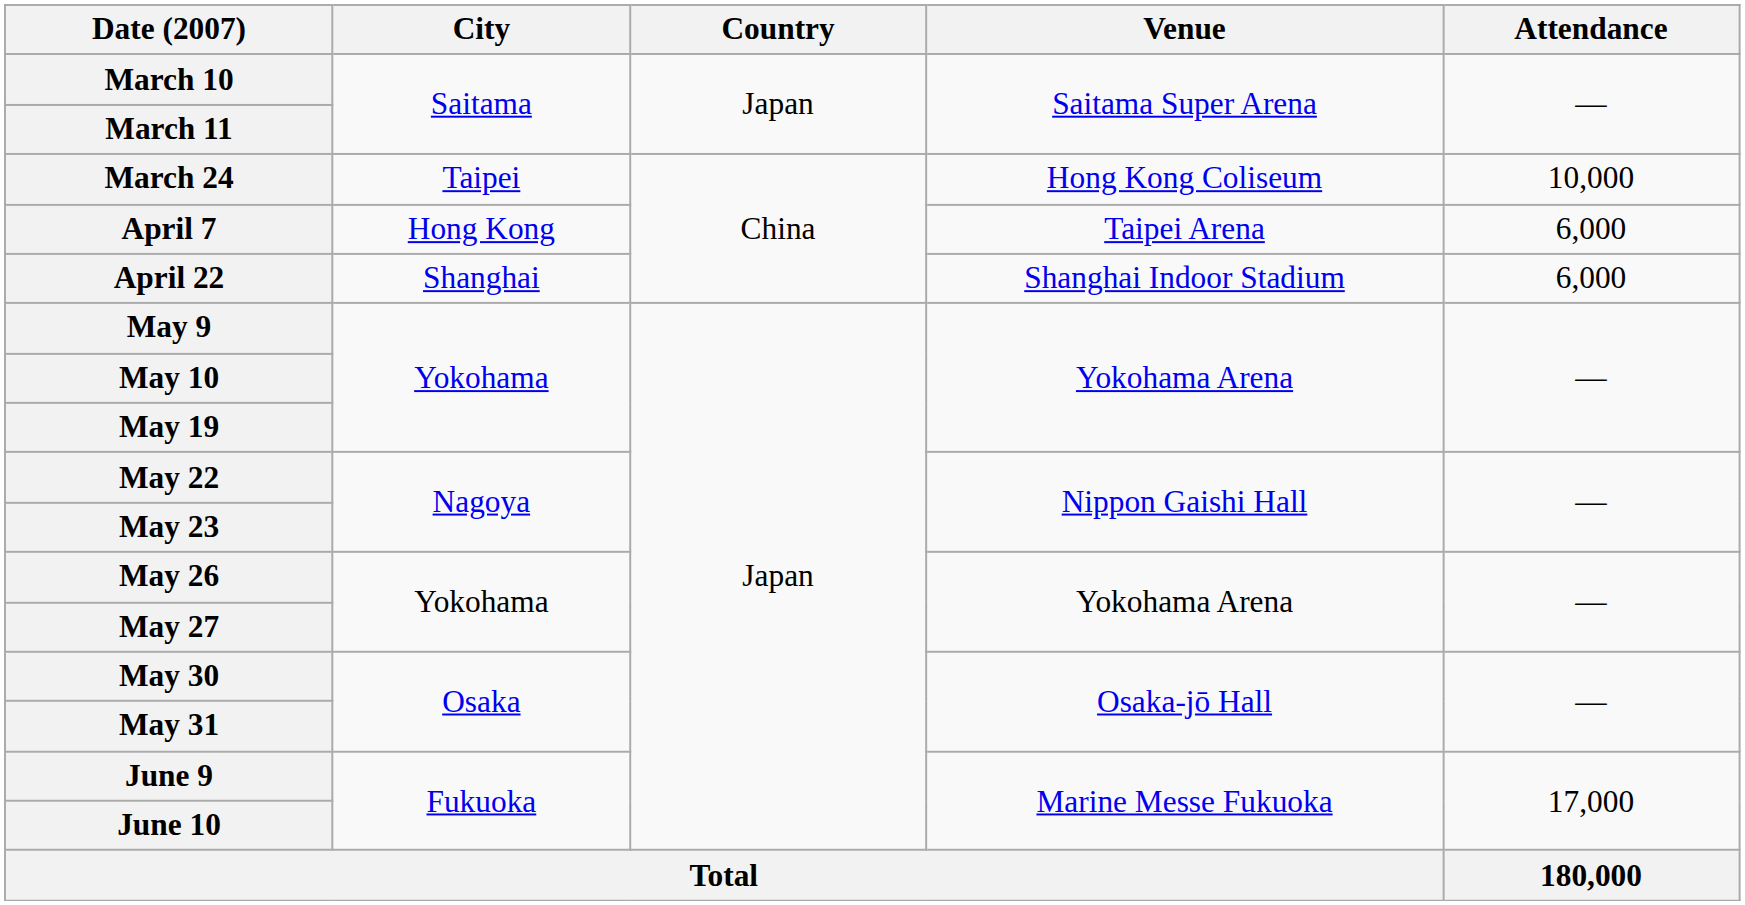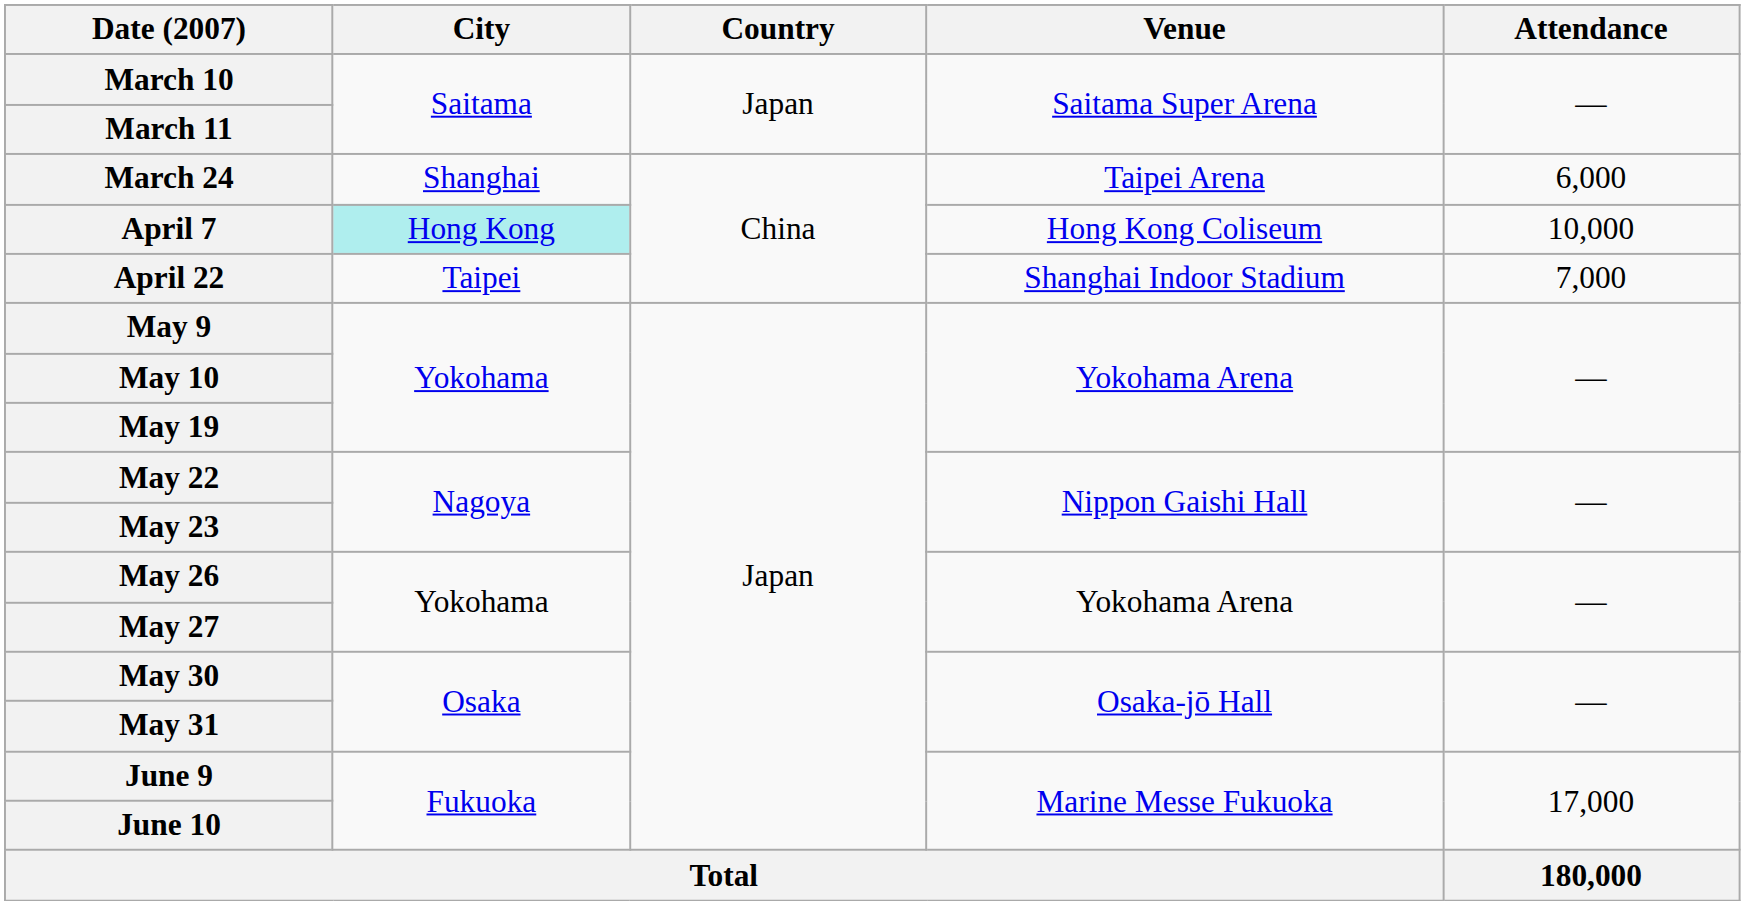(481, 178) Taipei -> (481, 178) Shanghai
(1185, 178) Hong Kong Coliseum -> (1185, 178) Taipei Arena
(1591, 178) 10,000 -> (1591, 178) 6,000
(481, 228) no background -> (481, 228) paleturquoise background
(1185, 228) Taipei Arena -> (1185, 228) Hong Kong Coliseum
(1591, 228) 6,000 -> (1591, 228) 10,000
(481, 278) Shanghai -> (481, 278) Taipei
(1591, 278) 6,000 -> (1591, 278) 7,000
